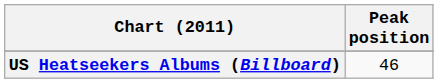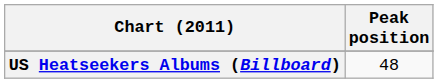(389, 65) 46 -> (389, 65) 48
